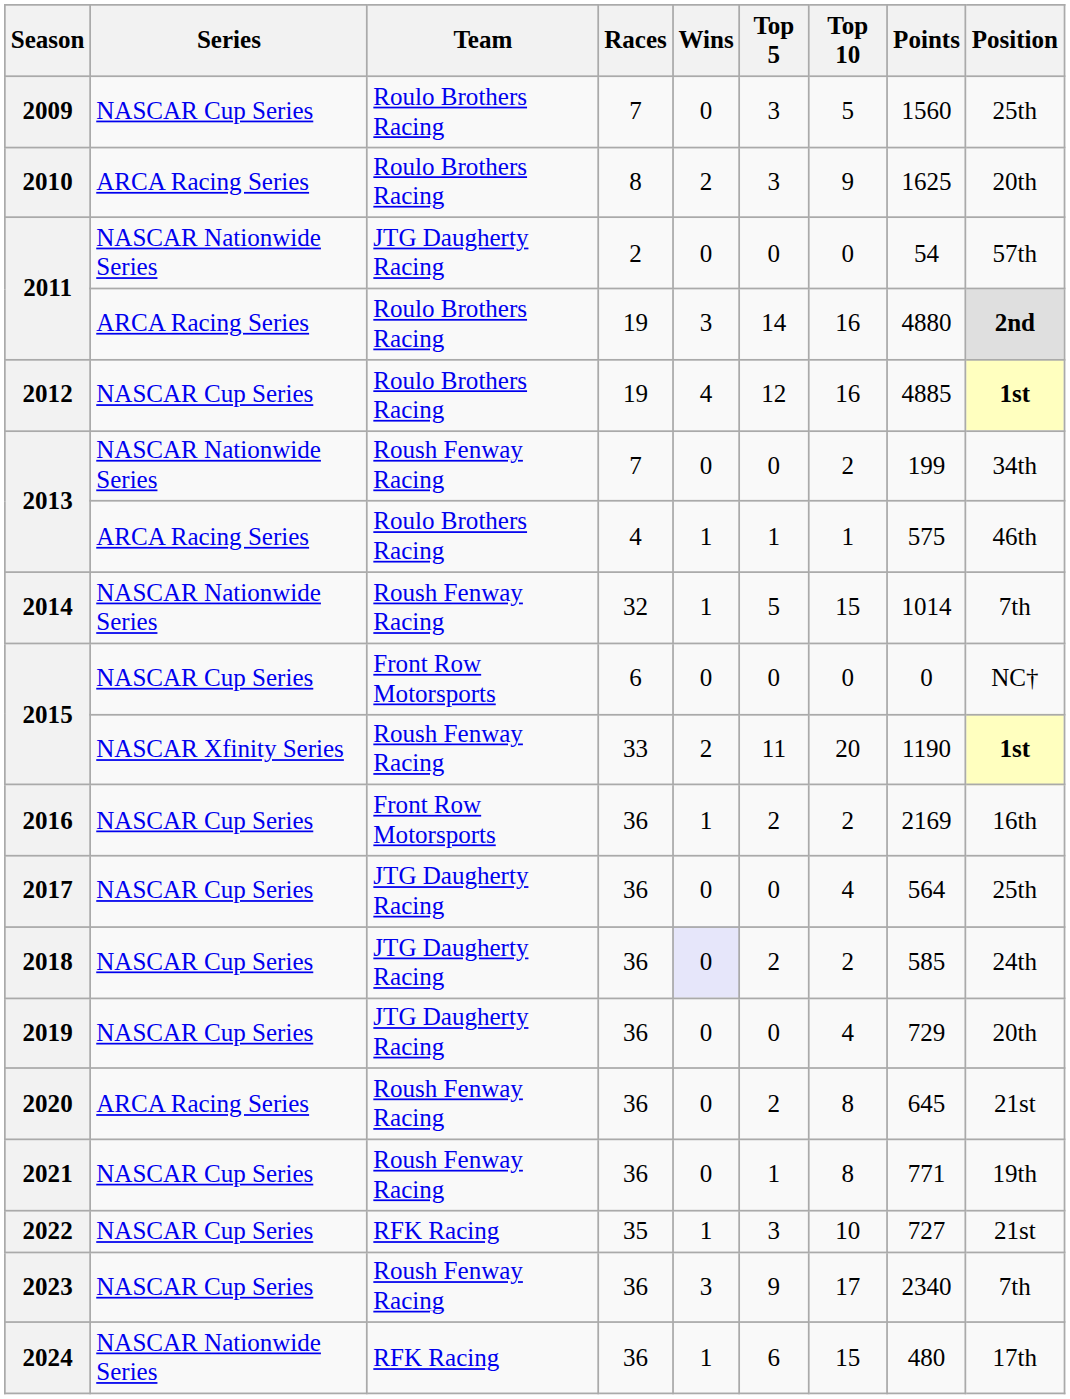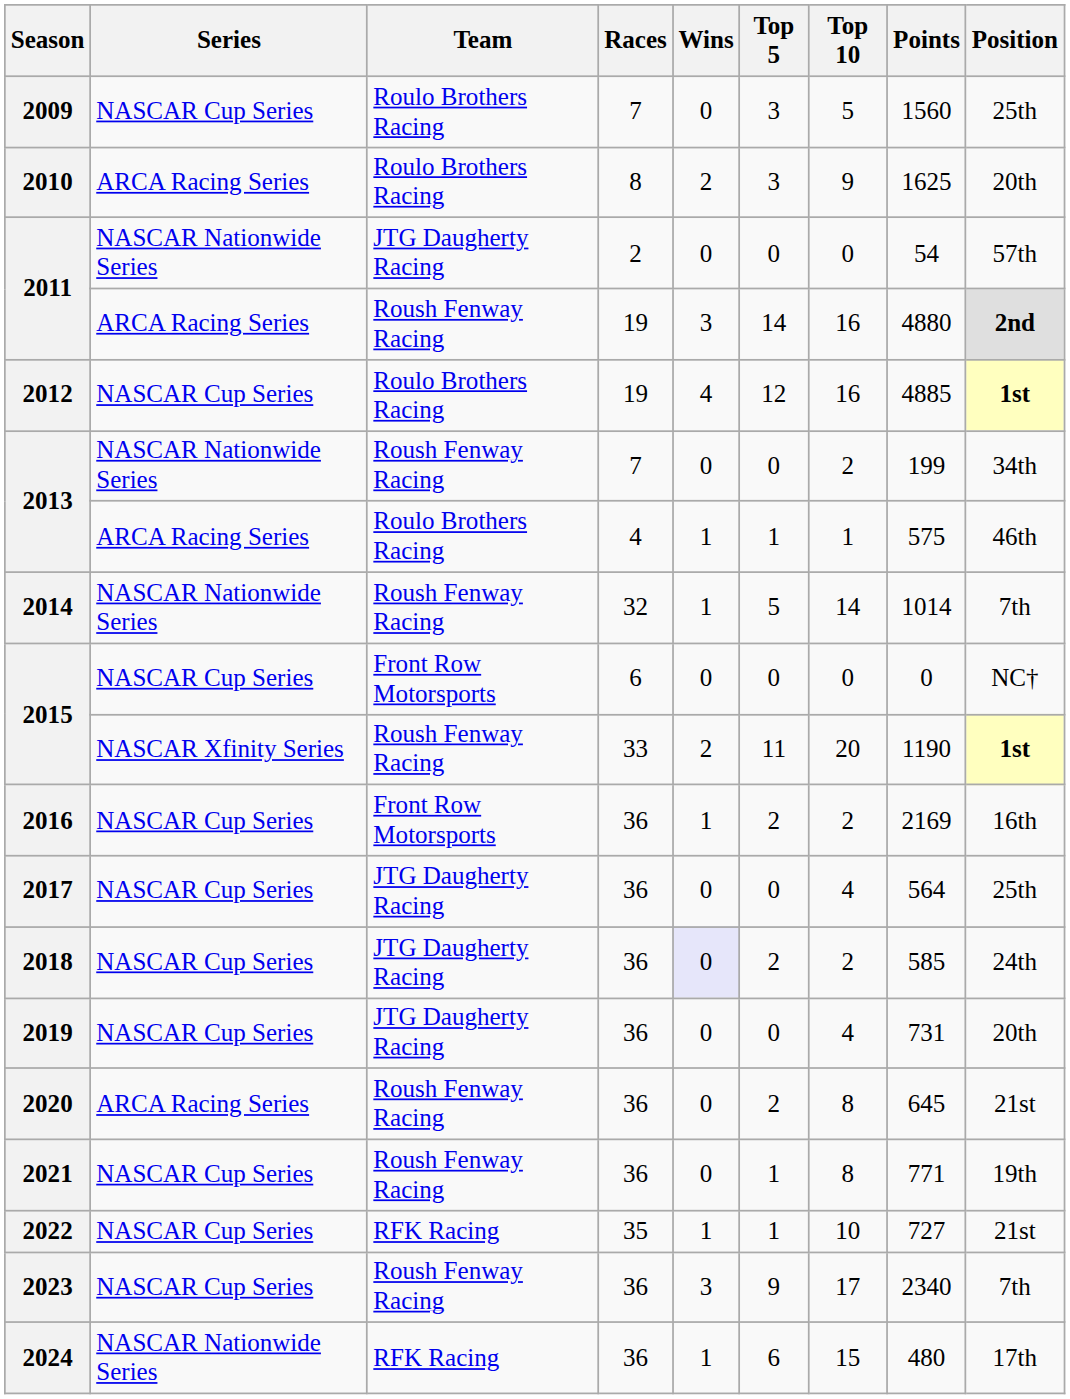(450, 323) Roulo Brothers Racing -> (448, 323) Roush Fenway Racing
(848, 607) 15 -> (848, 607) 14
(926, 1033) 729 -> (926, 1033) 731
(774, 1230) 3 -> (774, 1230) 1
